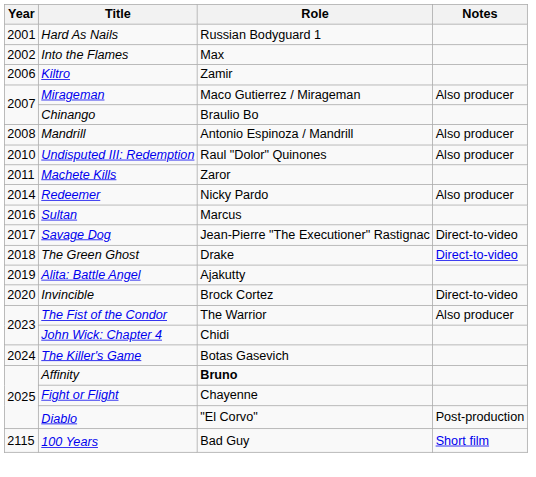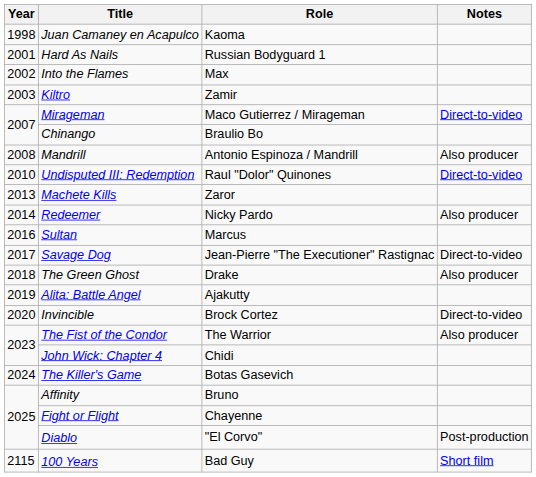+ row: (120, 34)
(21, 74) 2006 -> (21, 94) 2003
(475, 94) Also producer -> (481, 114) Direct-to-video
(475, 154) Also producer -> (481, 174) Direct-to-video
(21, 174) 2011 -> (21, 194) 2013
(477, 255) Direct-to-video -> (479, 275) Also producer
(219, 375) bold -> (222, 395) normal
